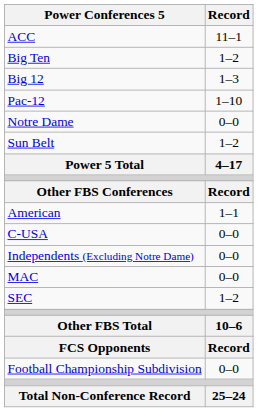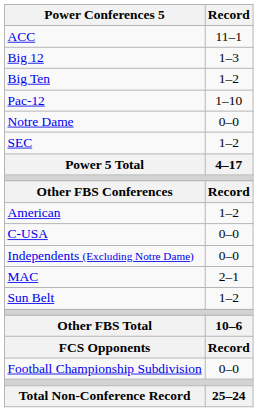rows swapped: (29, 57) <-> (26, 79)
rows swapped: (20, 298) <-> (31, 143)
(229, 213) 1–1 -> (229, 213) 1–2
(229, 277) 0–0 -> (229, 277) 2–1
